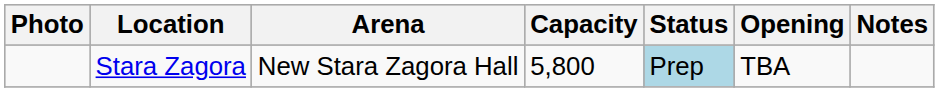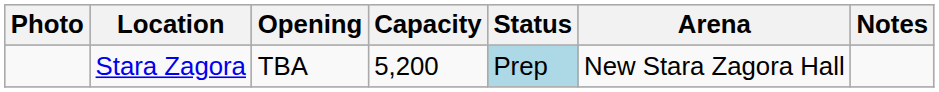columns swapped: (388, 24) <-> (792, 24)
(563, 65) 5,800 -> (406, 65) 5,200
